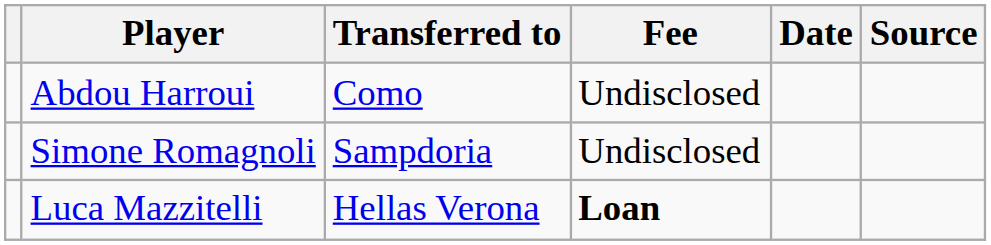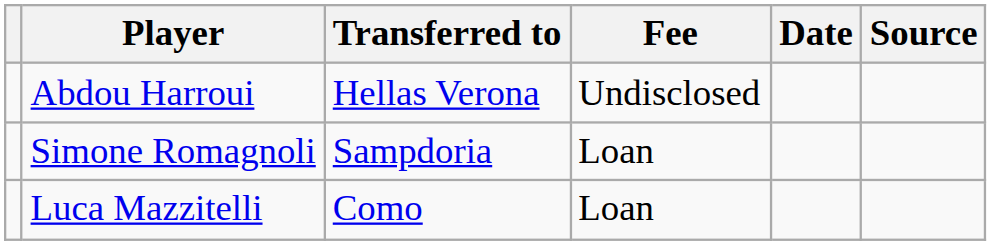(378, 92) Como -> (436, 92) Hellas Verona
(669, 150) Undisclosed -> (616, 150) Loan
(436, 208) Hellas Verona -> (378, 208) Como
(619, 208) bold -> (616, 208) normal
